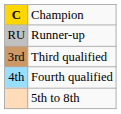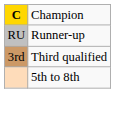- row: (16, 77)
